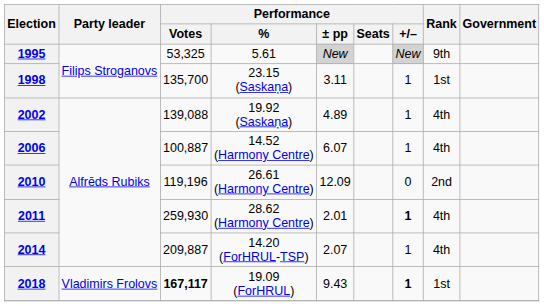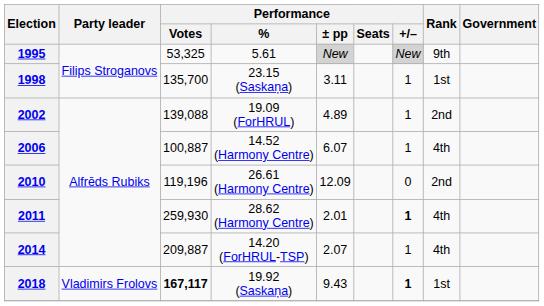(264, 114) 19.92 (Saskaņa) -> (264, 114) 19.09 (ForHRUL)
(442, 114) 4th -> (442, 114) 2nd
(264, 283) 19.09 (ForHRUL) -> (264, 283) 19.92 (Saskaņa)
